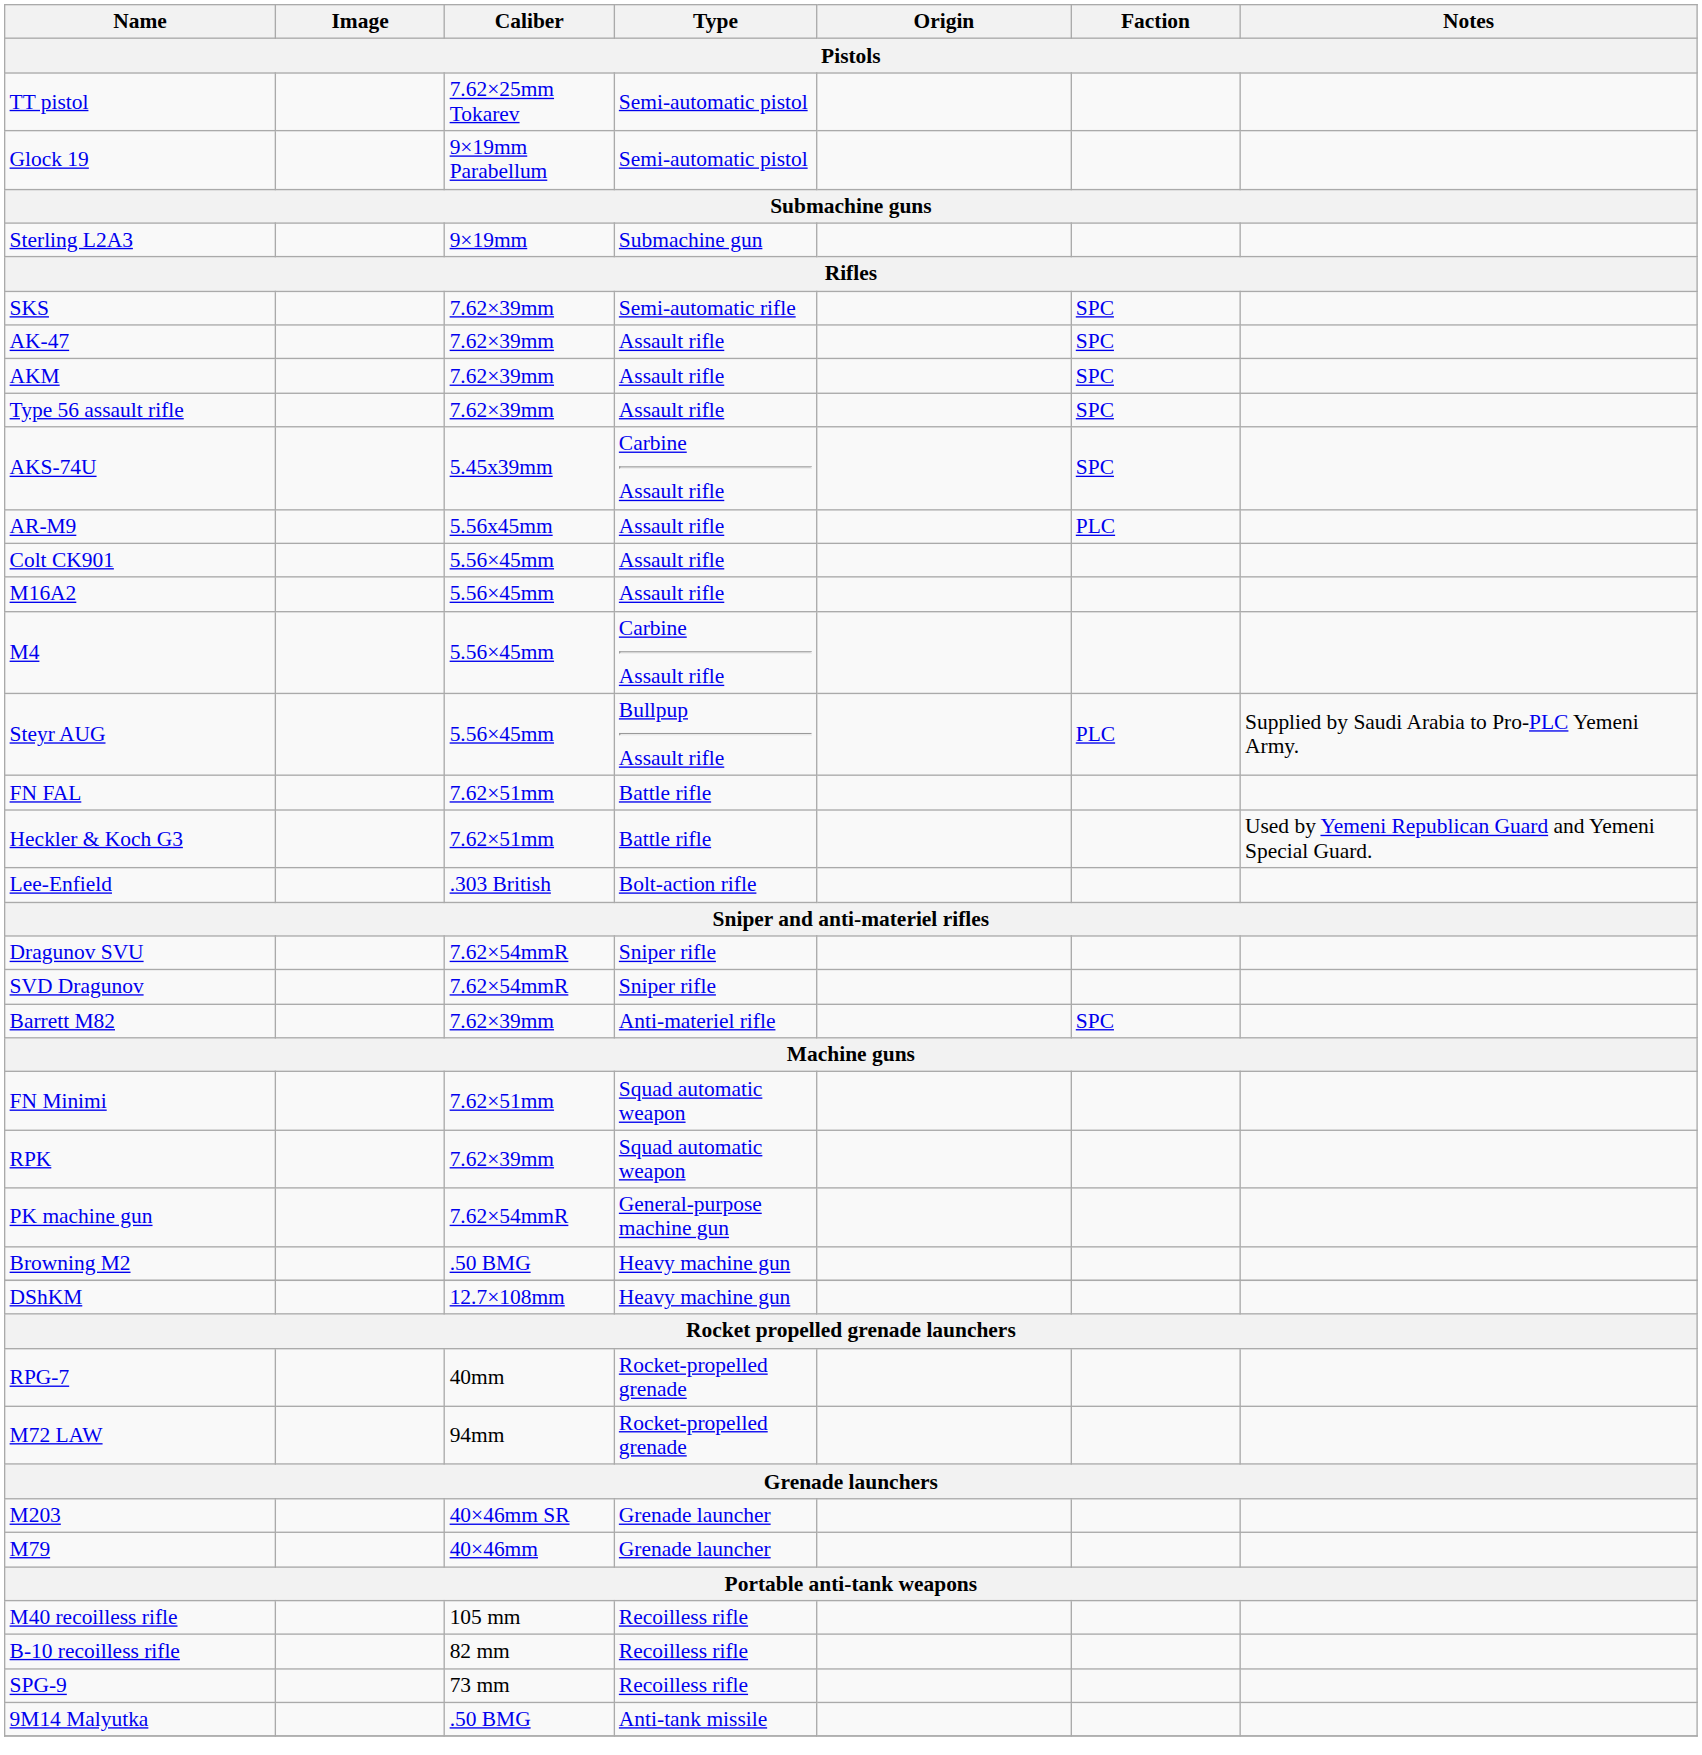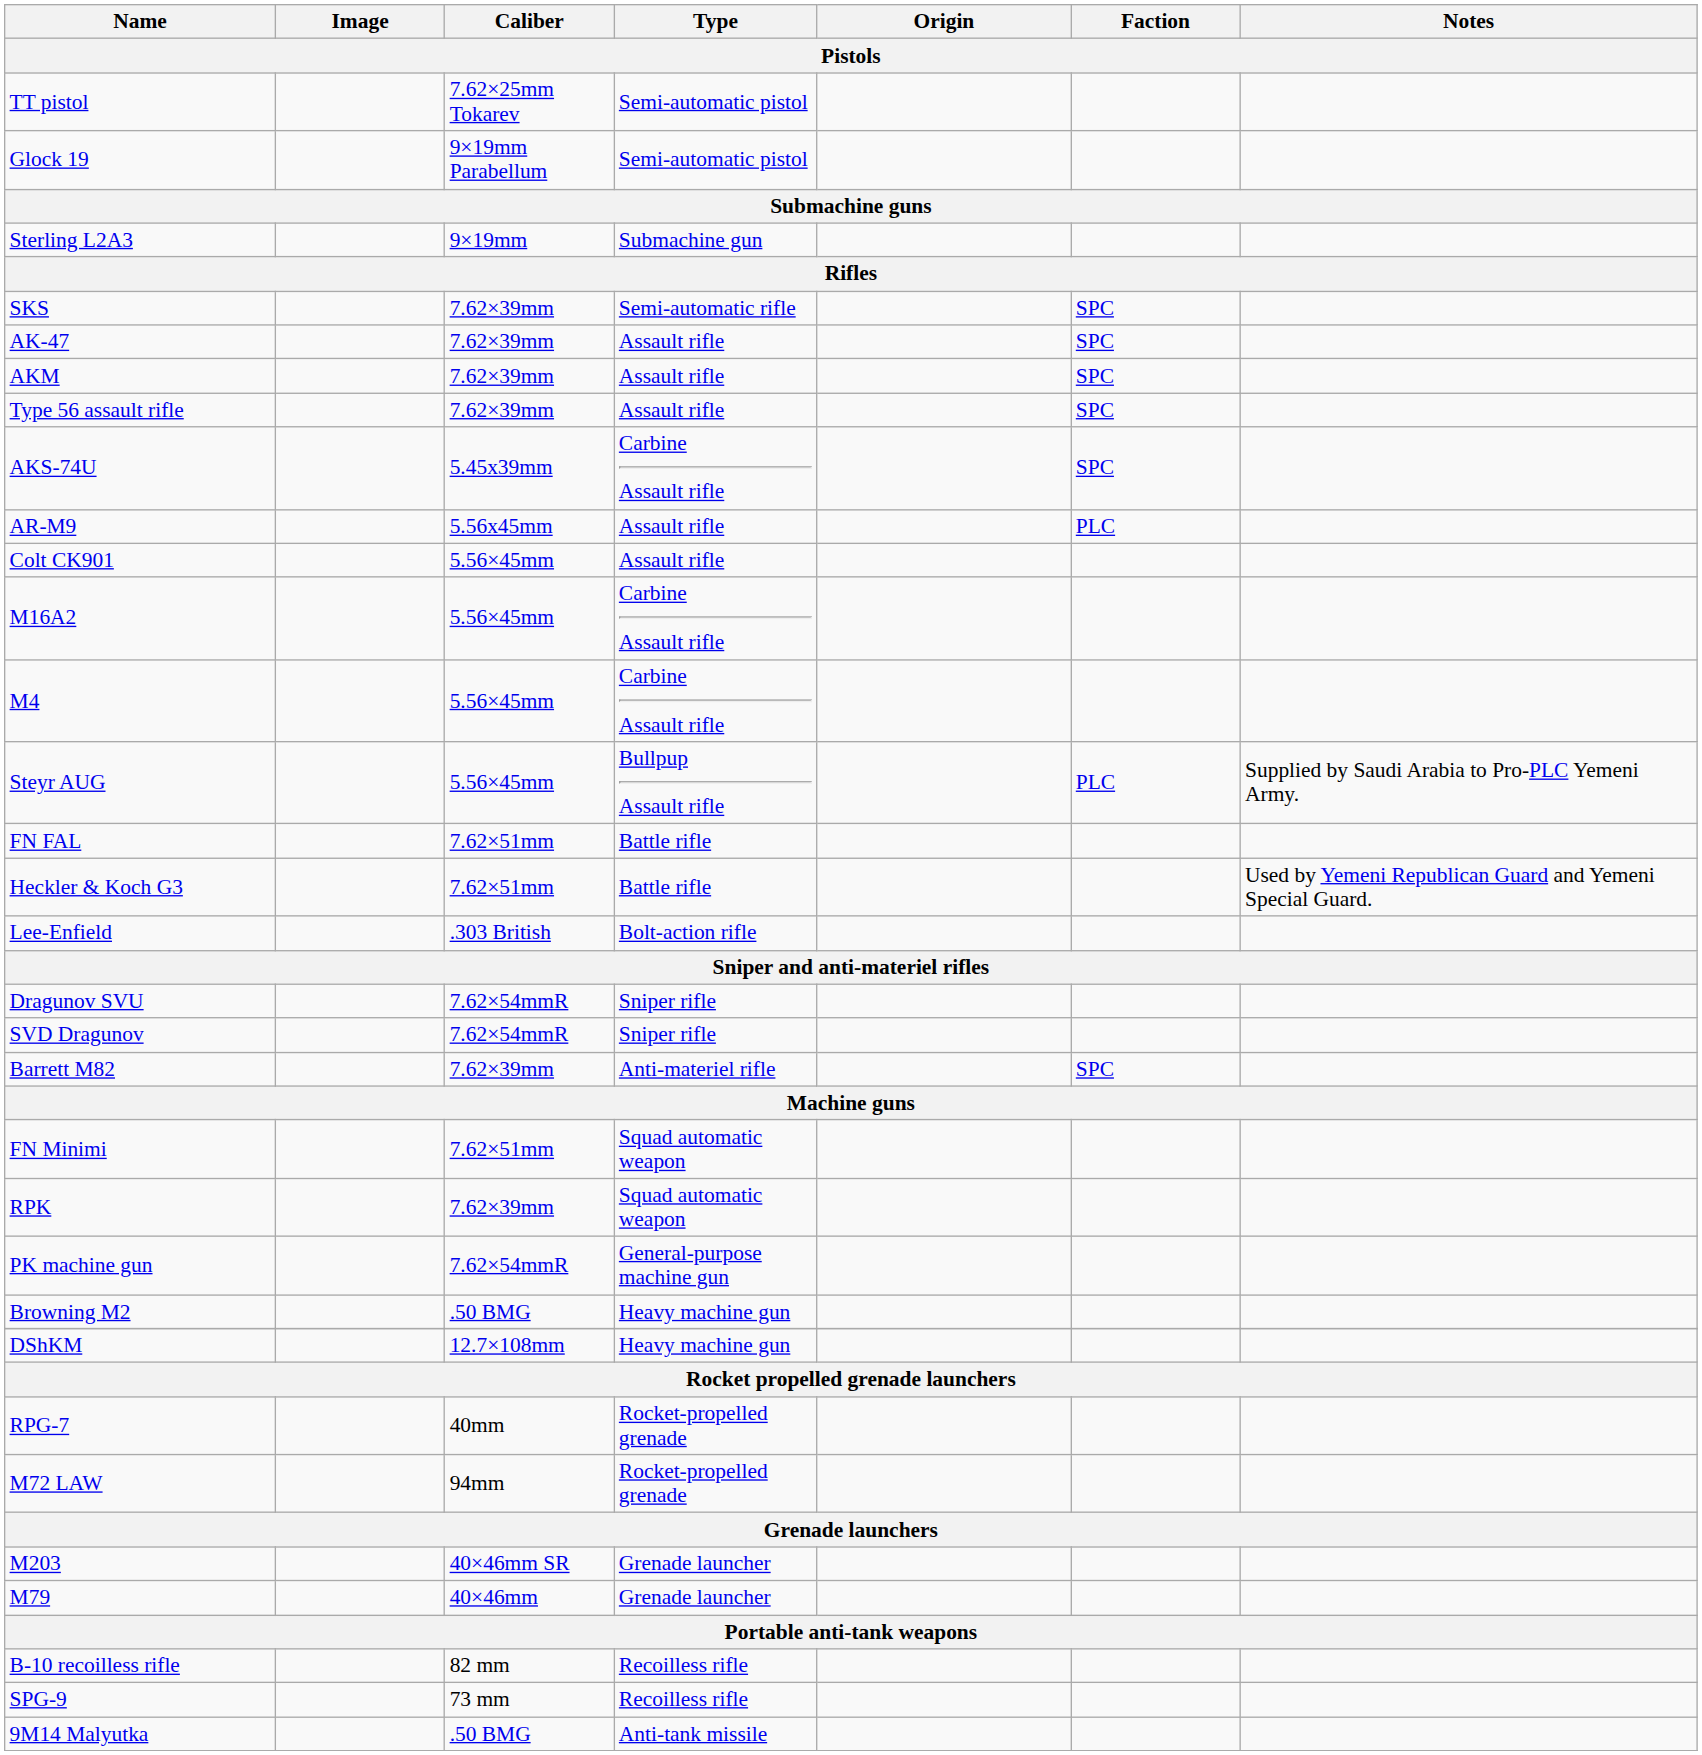(672, 594) Assault rifle -> (715, 618) Carbine Assault rifle
- row: (94, 1617)
